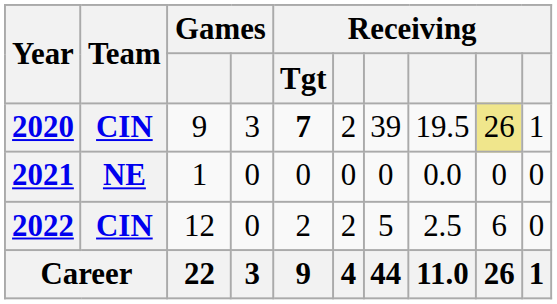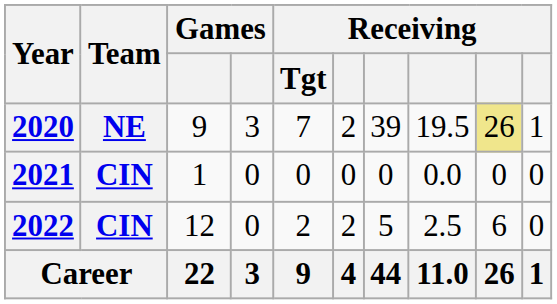(124, 126) CIN -> (124, 126) NE
(303, 126) bold -> (303, 126) normal
(124, 175) NE -> (124, 175) CIN
